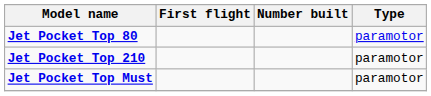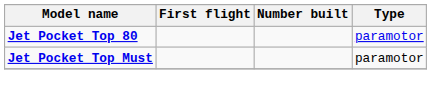- row: (76, 58)
